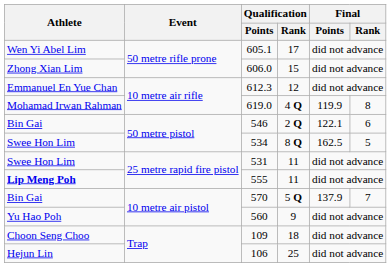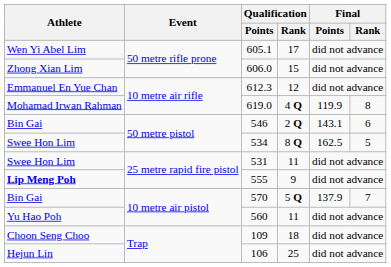(330, 124) 122.1 -> (330, 124) 143.1
(293, 179) 11 -> (293, 179) 9
(293, 216) 9 -> (293, 216) 11
